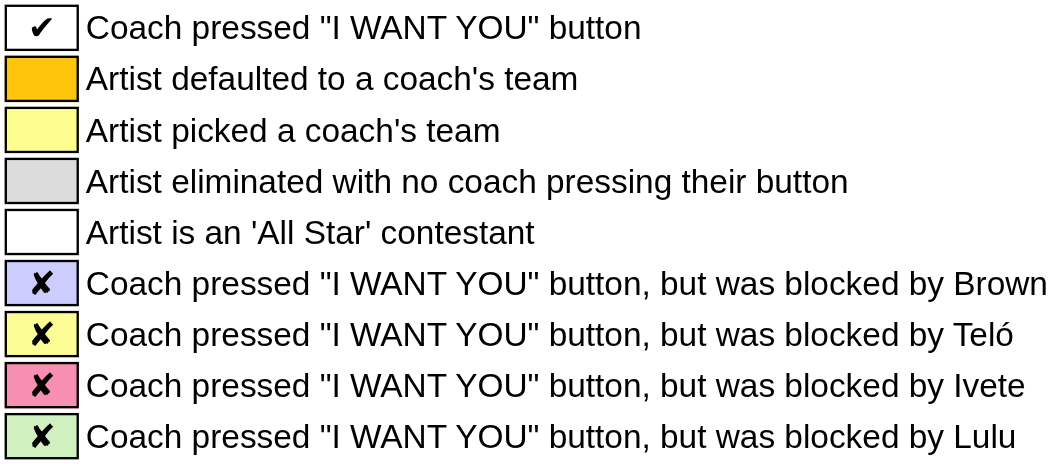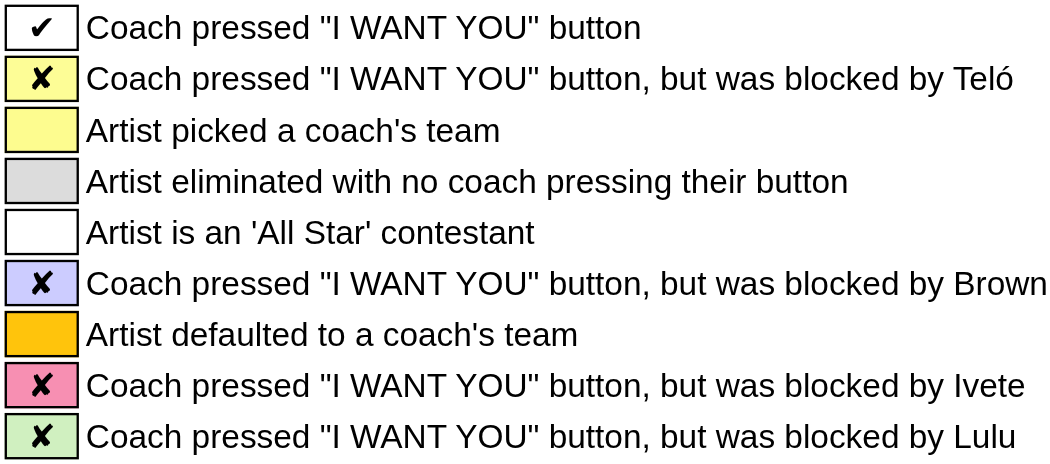rows swapped: (332, 79) <-> (550, 334)
